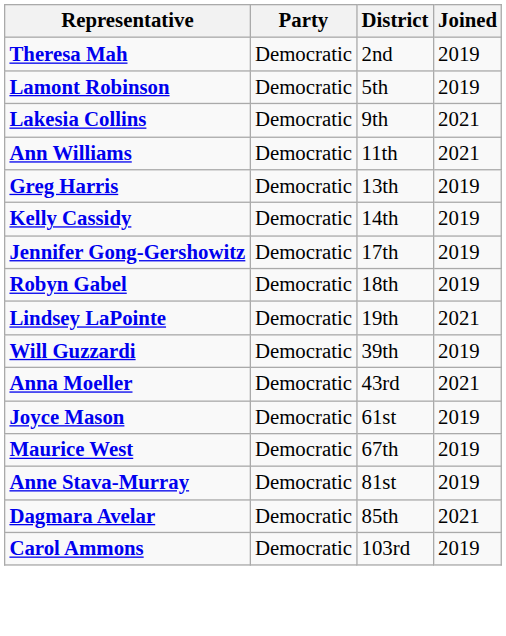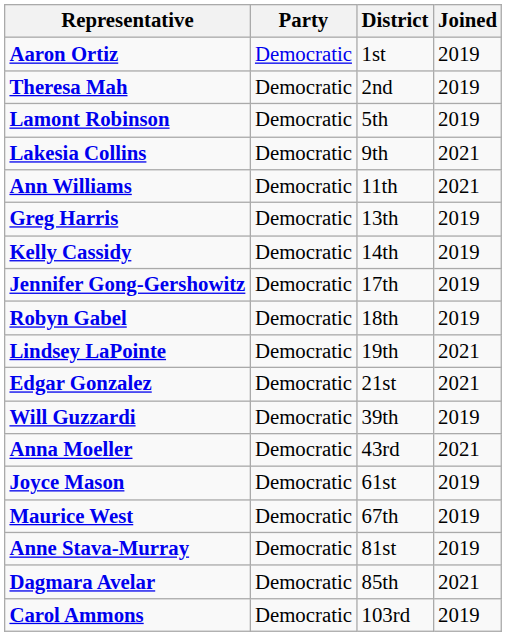+ row: (64, 53)
+ row: (81, 383)
